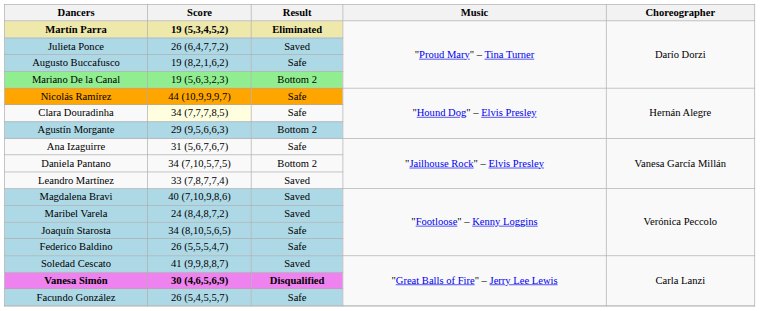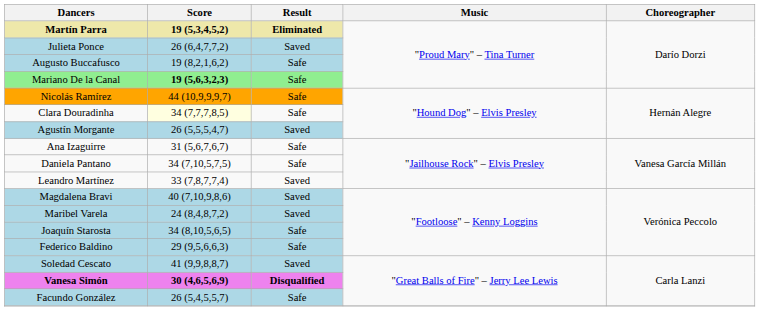(200, 79) normal -> (200, 79) bold
(297, 79) Bottom 2 -> (297, 79) Safe
(200, 130) 29 (9,5,6,6,3) -> (200, 130) 26 (5,5,5,4,7)
(297, 130) Bottom 2 -> (297, 130) Saved
(297, 163) Bottom 2 -> (297, 163) Safe
(200, 247) 26 (5,5,5,4,7) -> (200, 247) 29 (9,5,6,6,3)
